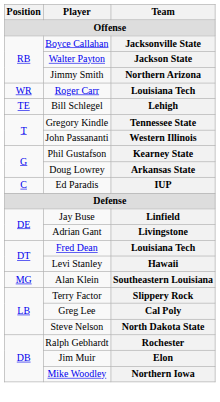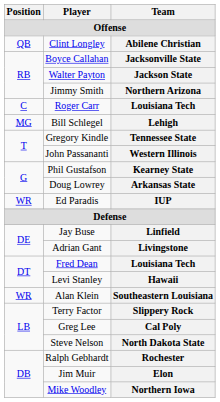+ row: (77, 43)
(24, 91) WR -> (24, 106) C
(24, 106) TE -> (24, 122) MG
(24, 185) C -> (24, 201) WR
(24, 279) MG -> (24, 295) WR
